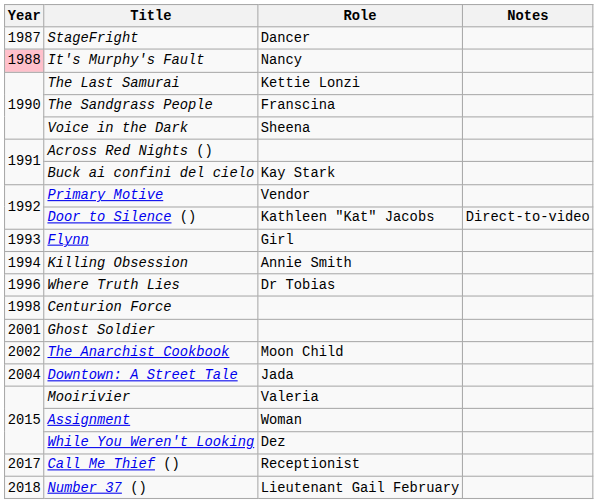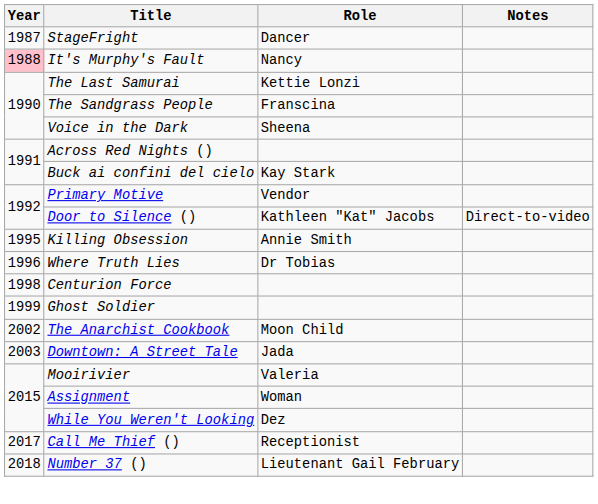- row: (68, 240)
(24, 263) 1994 -> (24, 240) 1995
(24, 330) 2001 -> (24, 308) 1999
(24, 375) 2004 -> (24, 353) 2003
